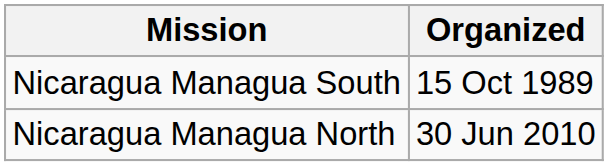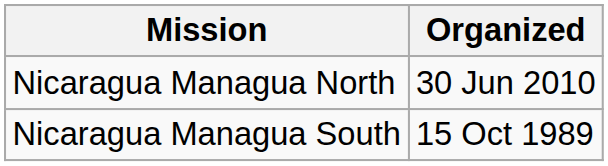rows swapped: (204, 133) <-> (207, 82)
